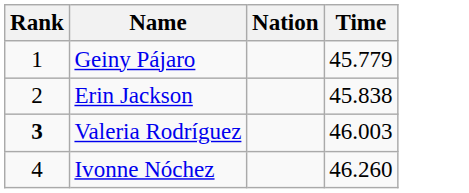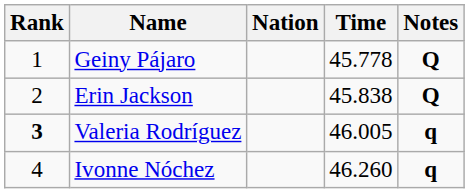+ column: (431, 22)
(361, 59) 45.779 -> (361, 59) 45.778
(361, 132) 46.003 -> (361, 132) 46.005
